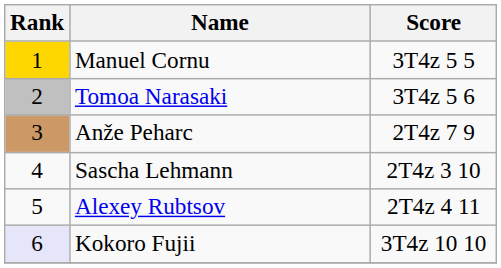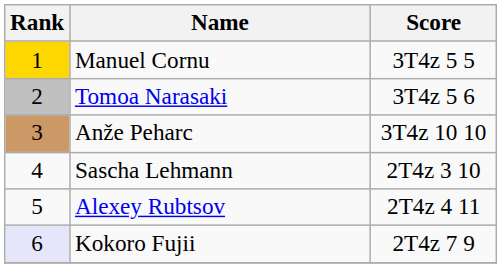(434, 133) 2T4z 7 9 -> (434, 133) 3T4z 10 10
(434, 243) 3T4z 10 10 -> (434, 243) 2T4z 7 9
